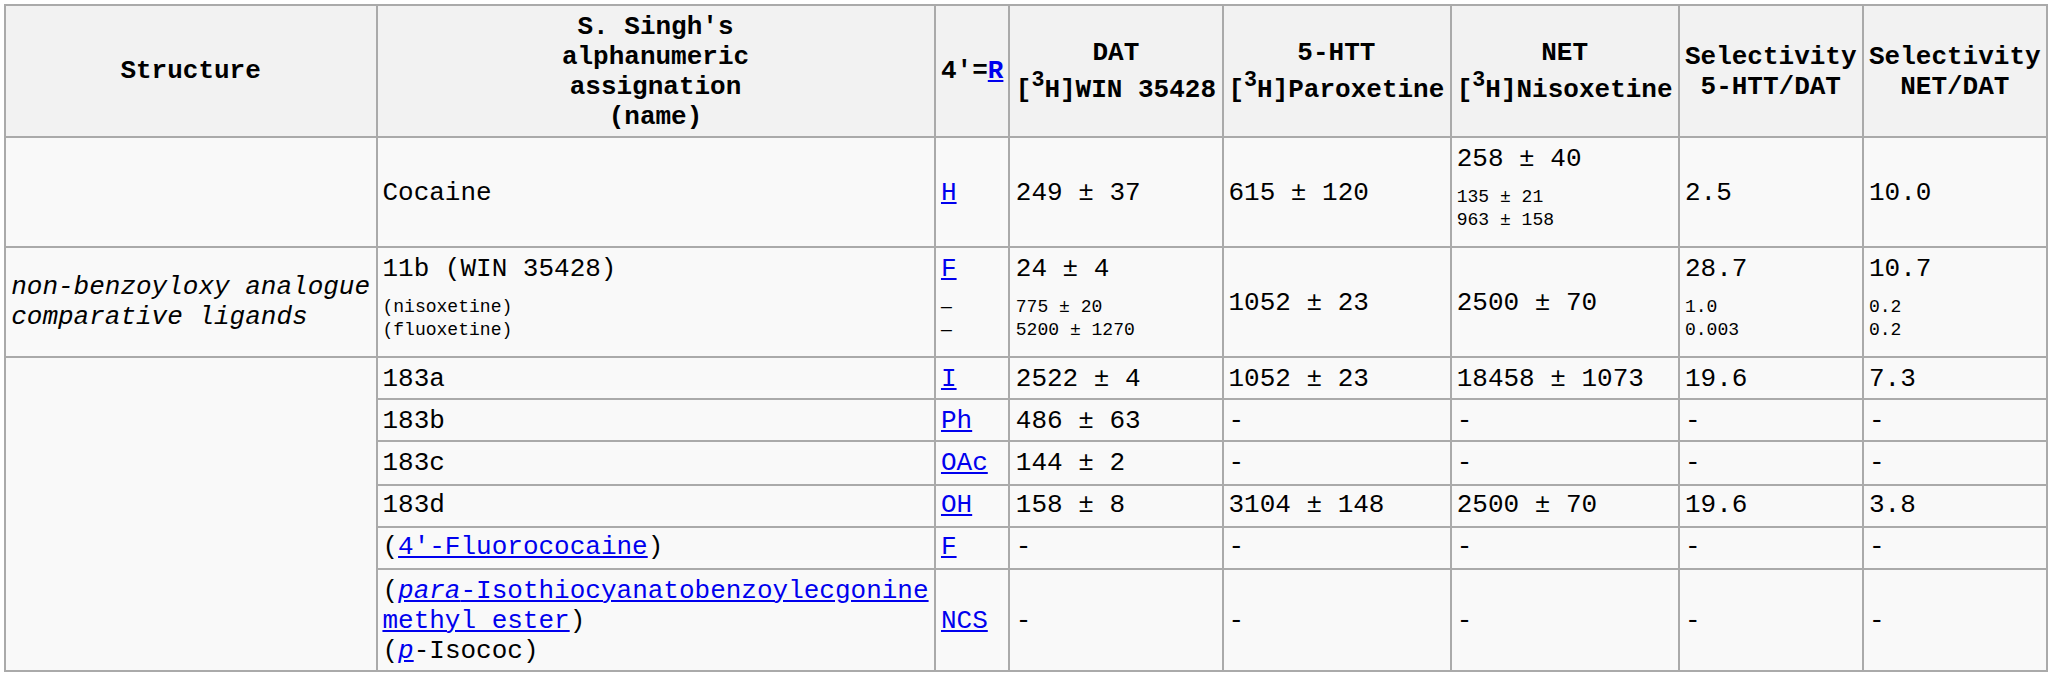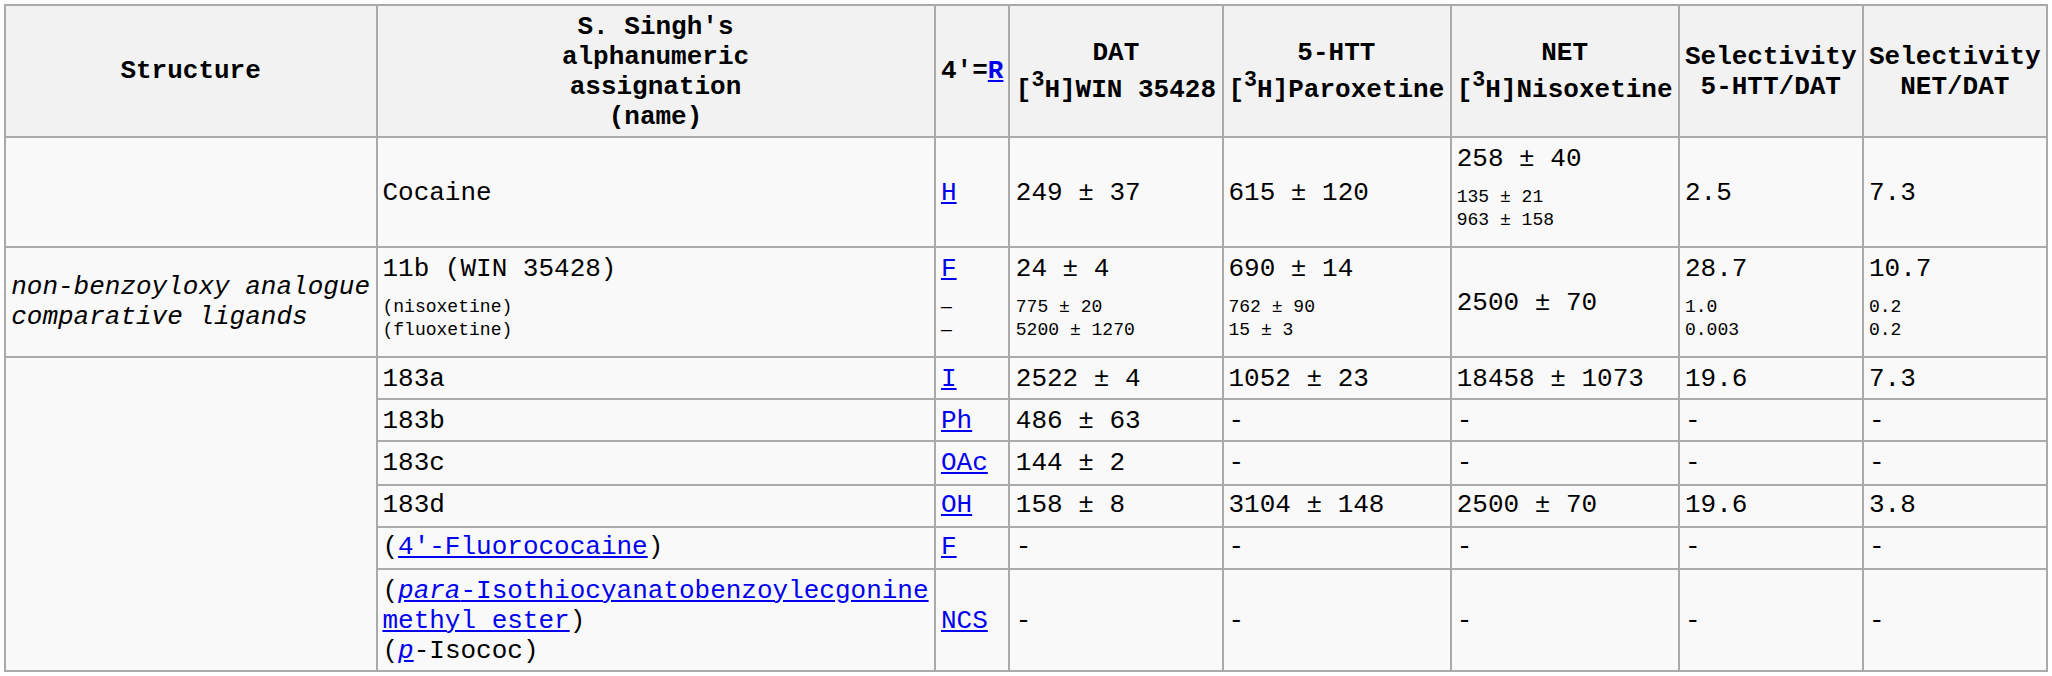(1900, 192) 10.0 -> (1892, 192) 7.3
(1299, 302) 1052 ± 23 -> (1291, 301) 690 ± 14 762 ± 90 15 ± 3
